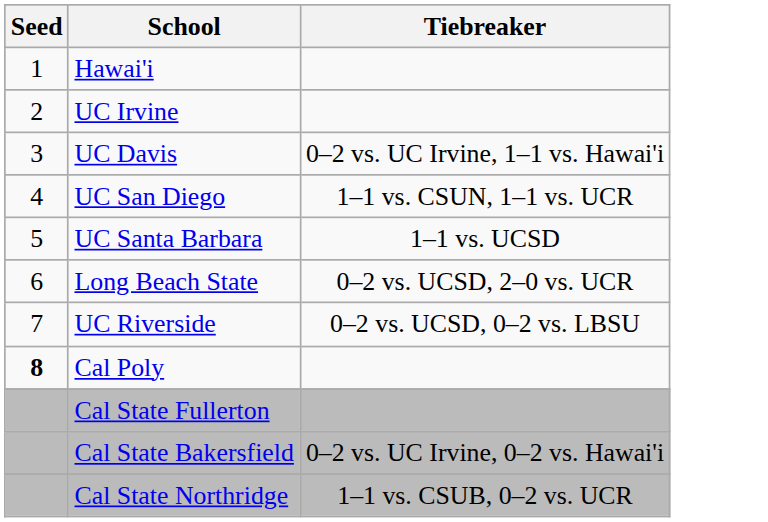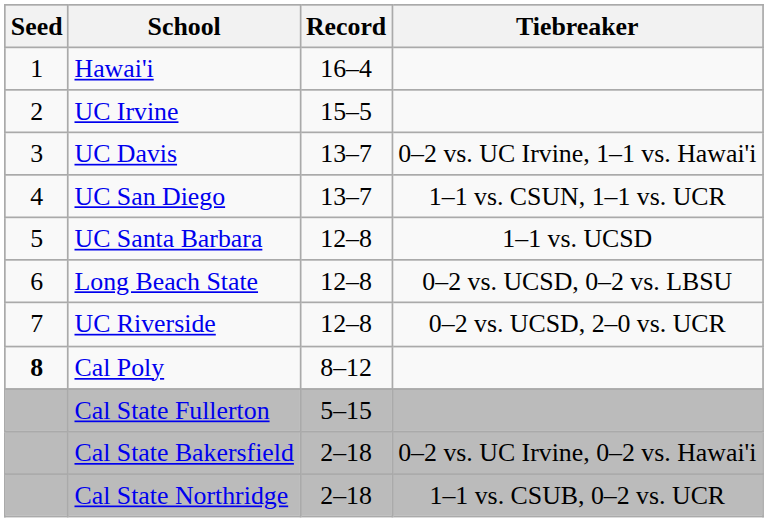+ column: (346, 25)
(485, 281) 0–2 vs. UCSD, 2–0 vs. UCR -> (577, 281) 0–2 vs. UCSD, 0–2 vs. LBSU
(485, 324) 0–2 vs. UCSD, 0–2 vs. LBSU -> (577, 324) 0–2 vs. UCSD, 2–0 vs. UCR
